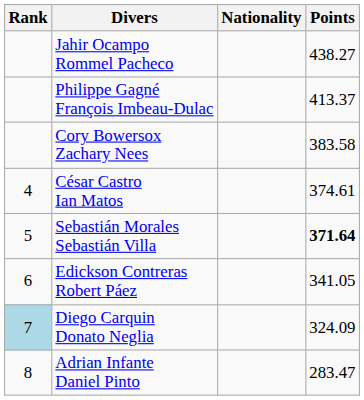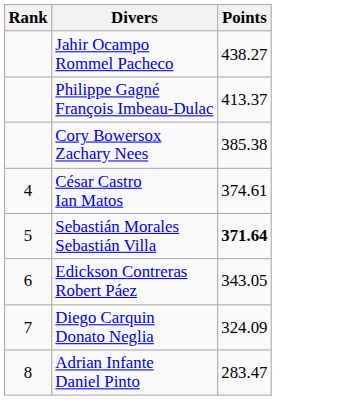- column: (261, 17)
(332, 145) 383.58 -> (244, 145) 385.38
(332, 281) 341.05 -> (244, 281) 343.05
(28, 327) lightblue background -> (28, 327) no background
